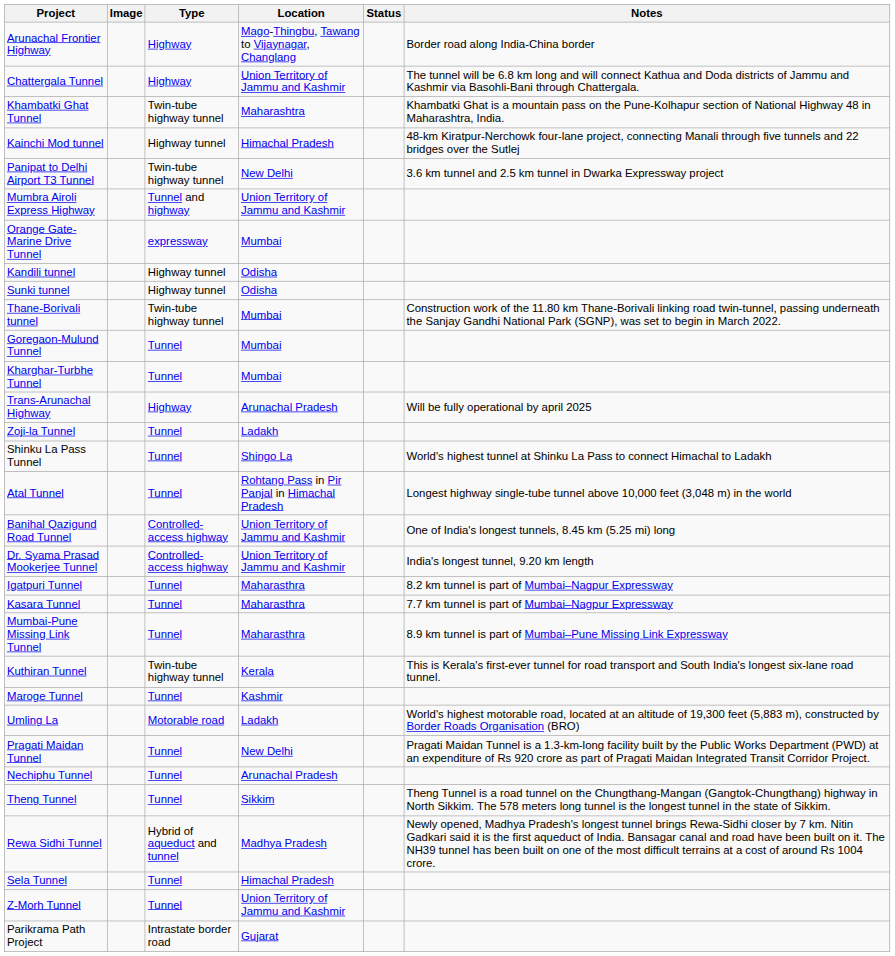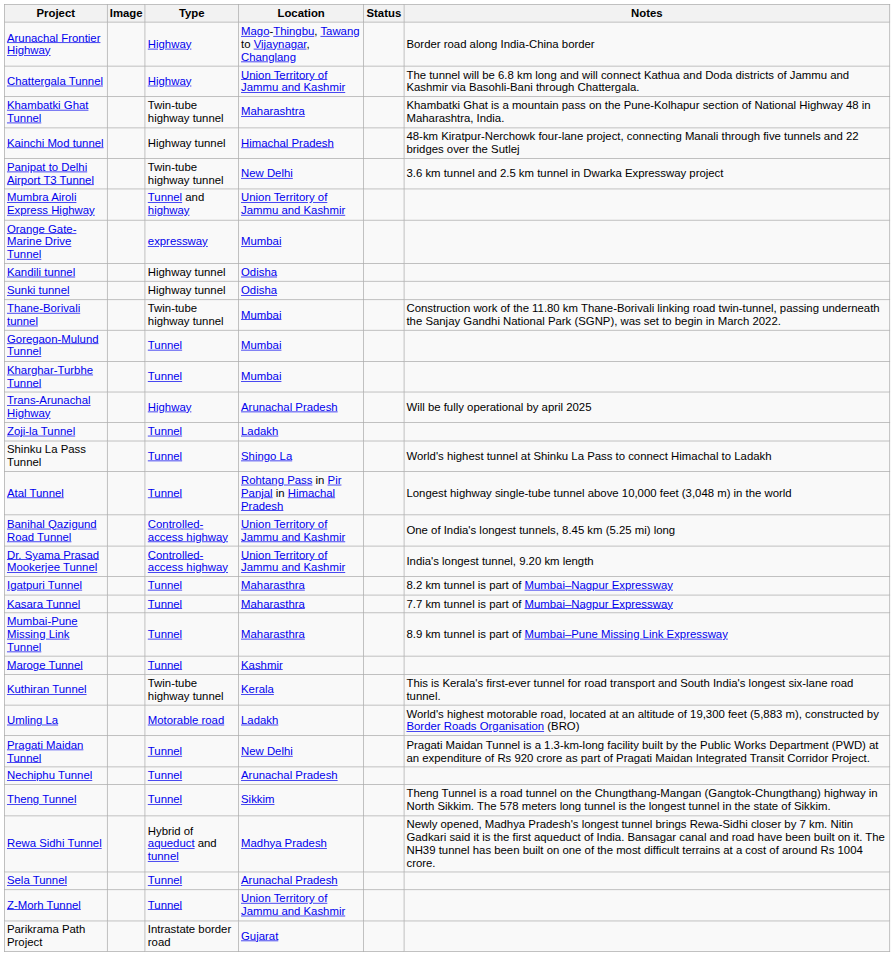rows swapped: (47, 671) <-> (45, 696)
(287, 881) Himachal Pradesh -> (289, 881) Arunachal Pradesh
